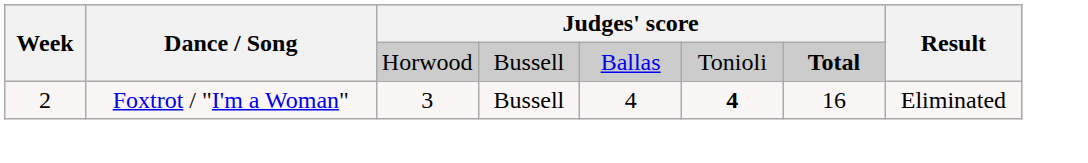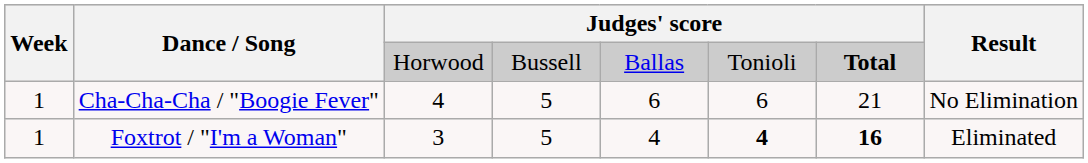+ row: (229, 99)
(45, 99) 2 -> (39, 137) 1
(529, 99) Bussell -> (546, 137) 5
(834, 99) normal -> (870, 137) bold
